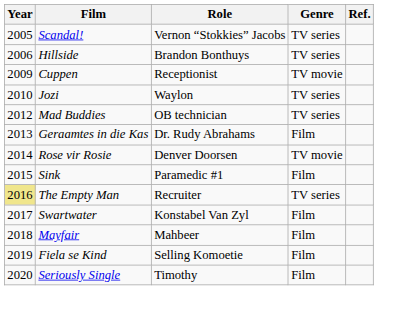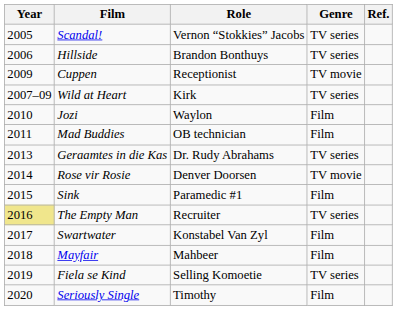+ row: (92, 94)
(316, 94) TV series -> (322, 114) Film
(20, 114) 2012 -> (20, 134) 2011
(316, 114) TV series -> (322, 134) Film
(303, 134) Film -> (334, 154) TV series
(303, 255) Film -> (334, 275) TV series
